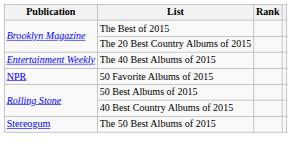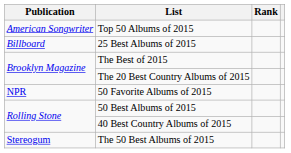+ row: (146, 28)
+ row: (147, 44)
- row: (158, 60)
